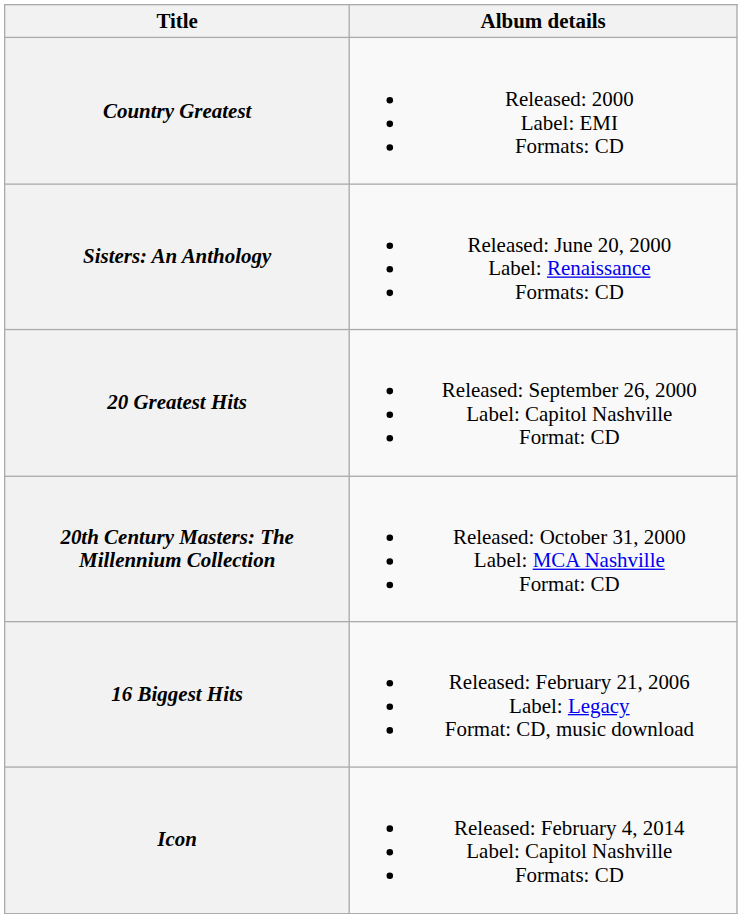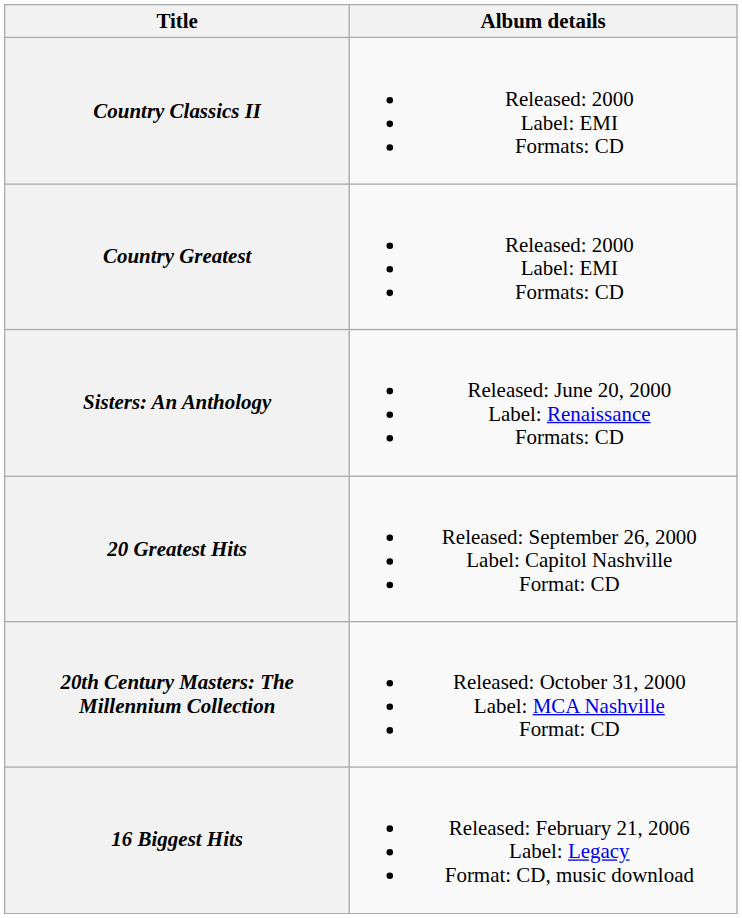+ row: (177, 110)
- row: (177, 840)
